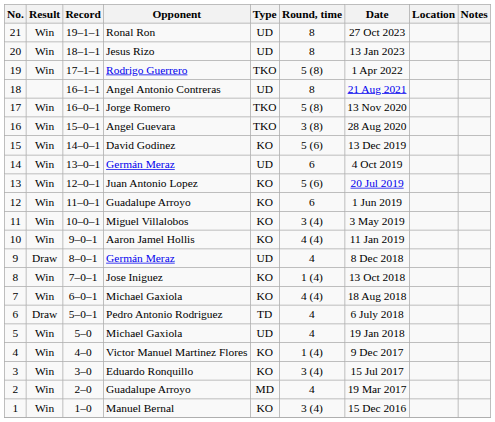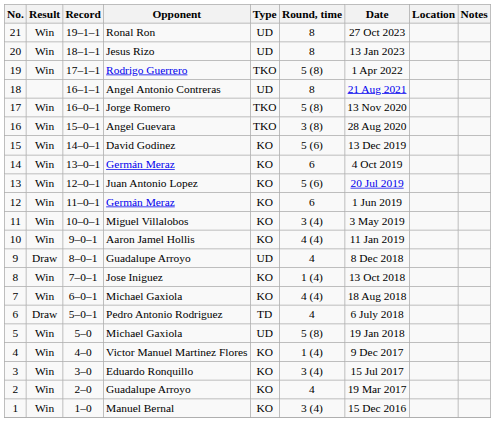(265, 164) UD -> (265, 164) KO
(148, 202) Guadalupe Arroyo -> (140, 202) Germán Meraz
(140, 258) Germán Meraz -> (148, 258) Guadalupe Arroyo
(312, 333) 4 -> (312, 333) 5 (8)
(265, 390) MD -> (265, 390) KO
